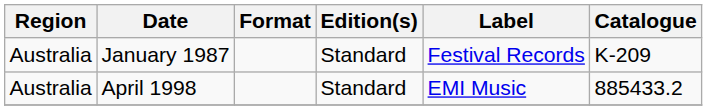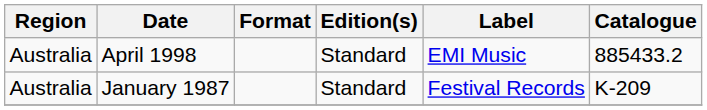rows swapped: (165, 54) <-> (149, 88)
